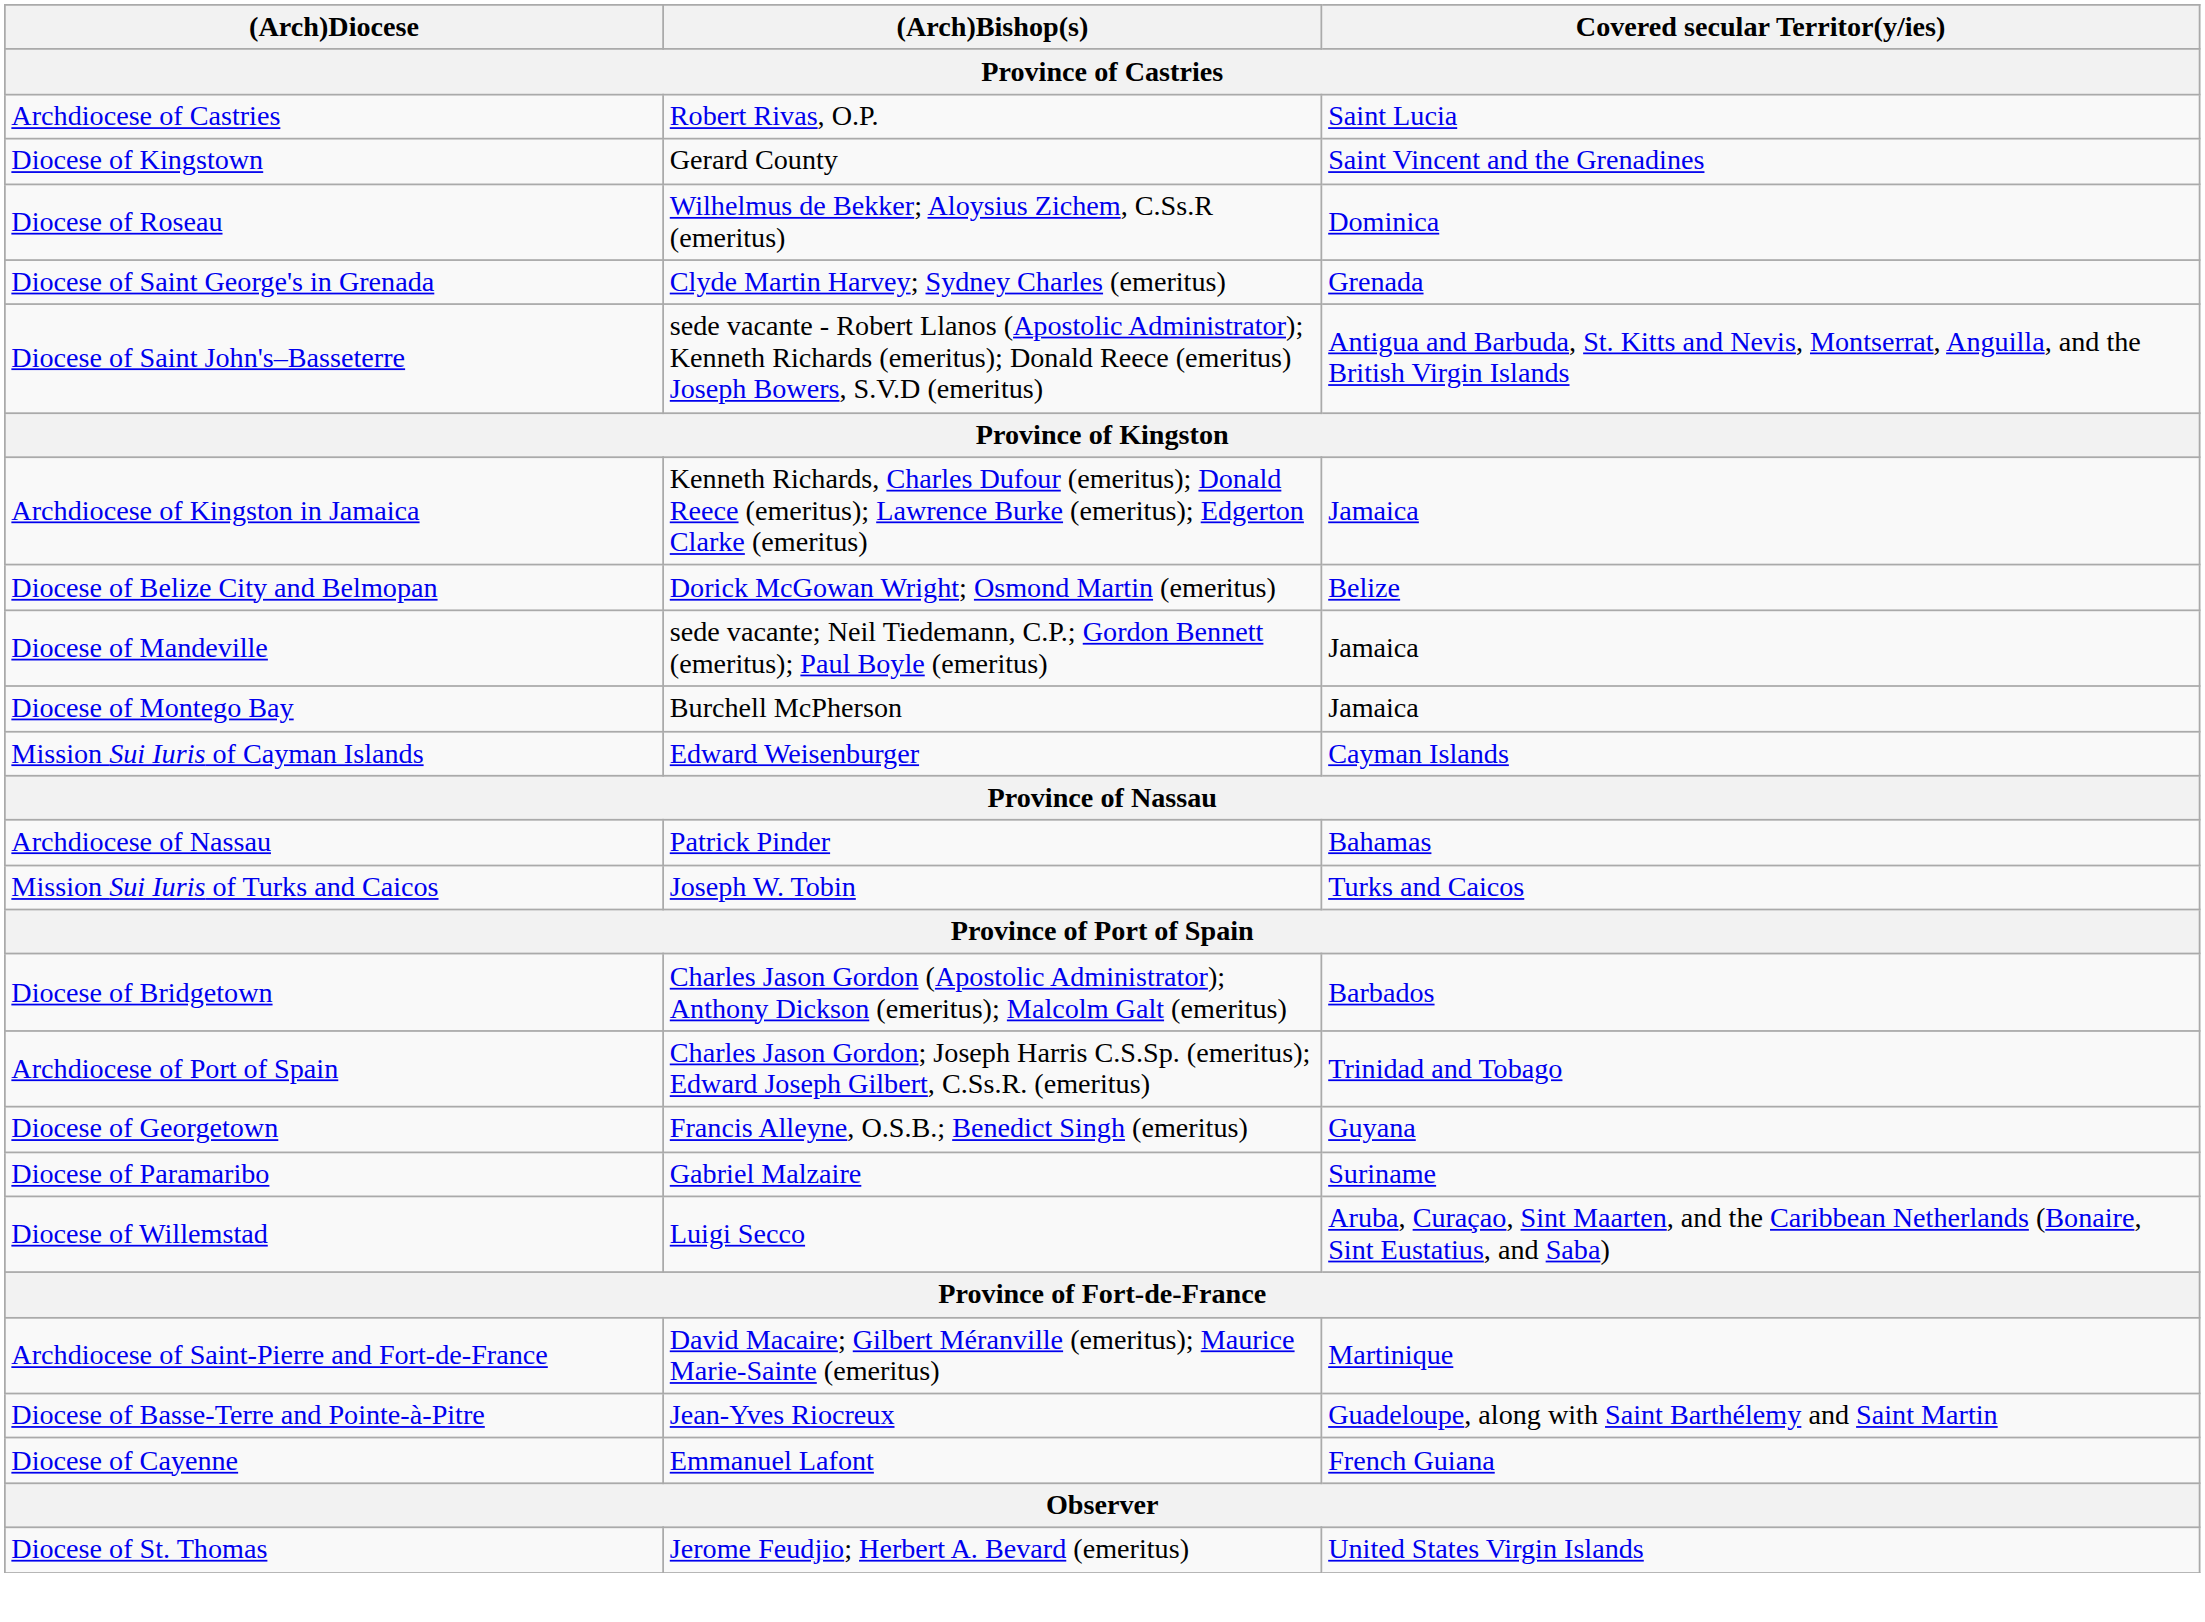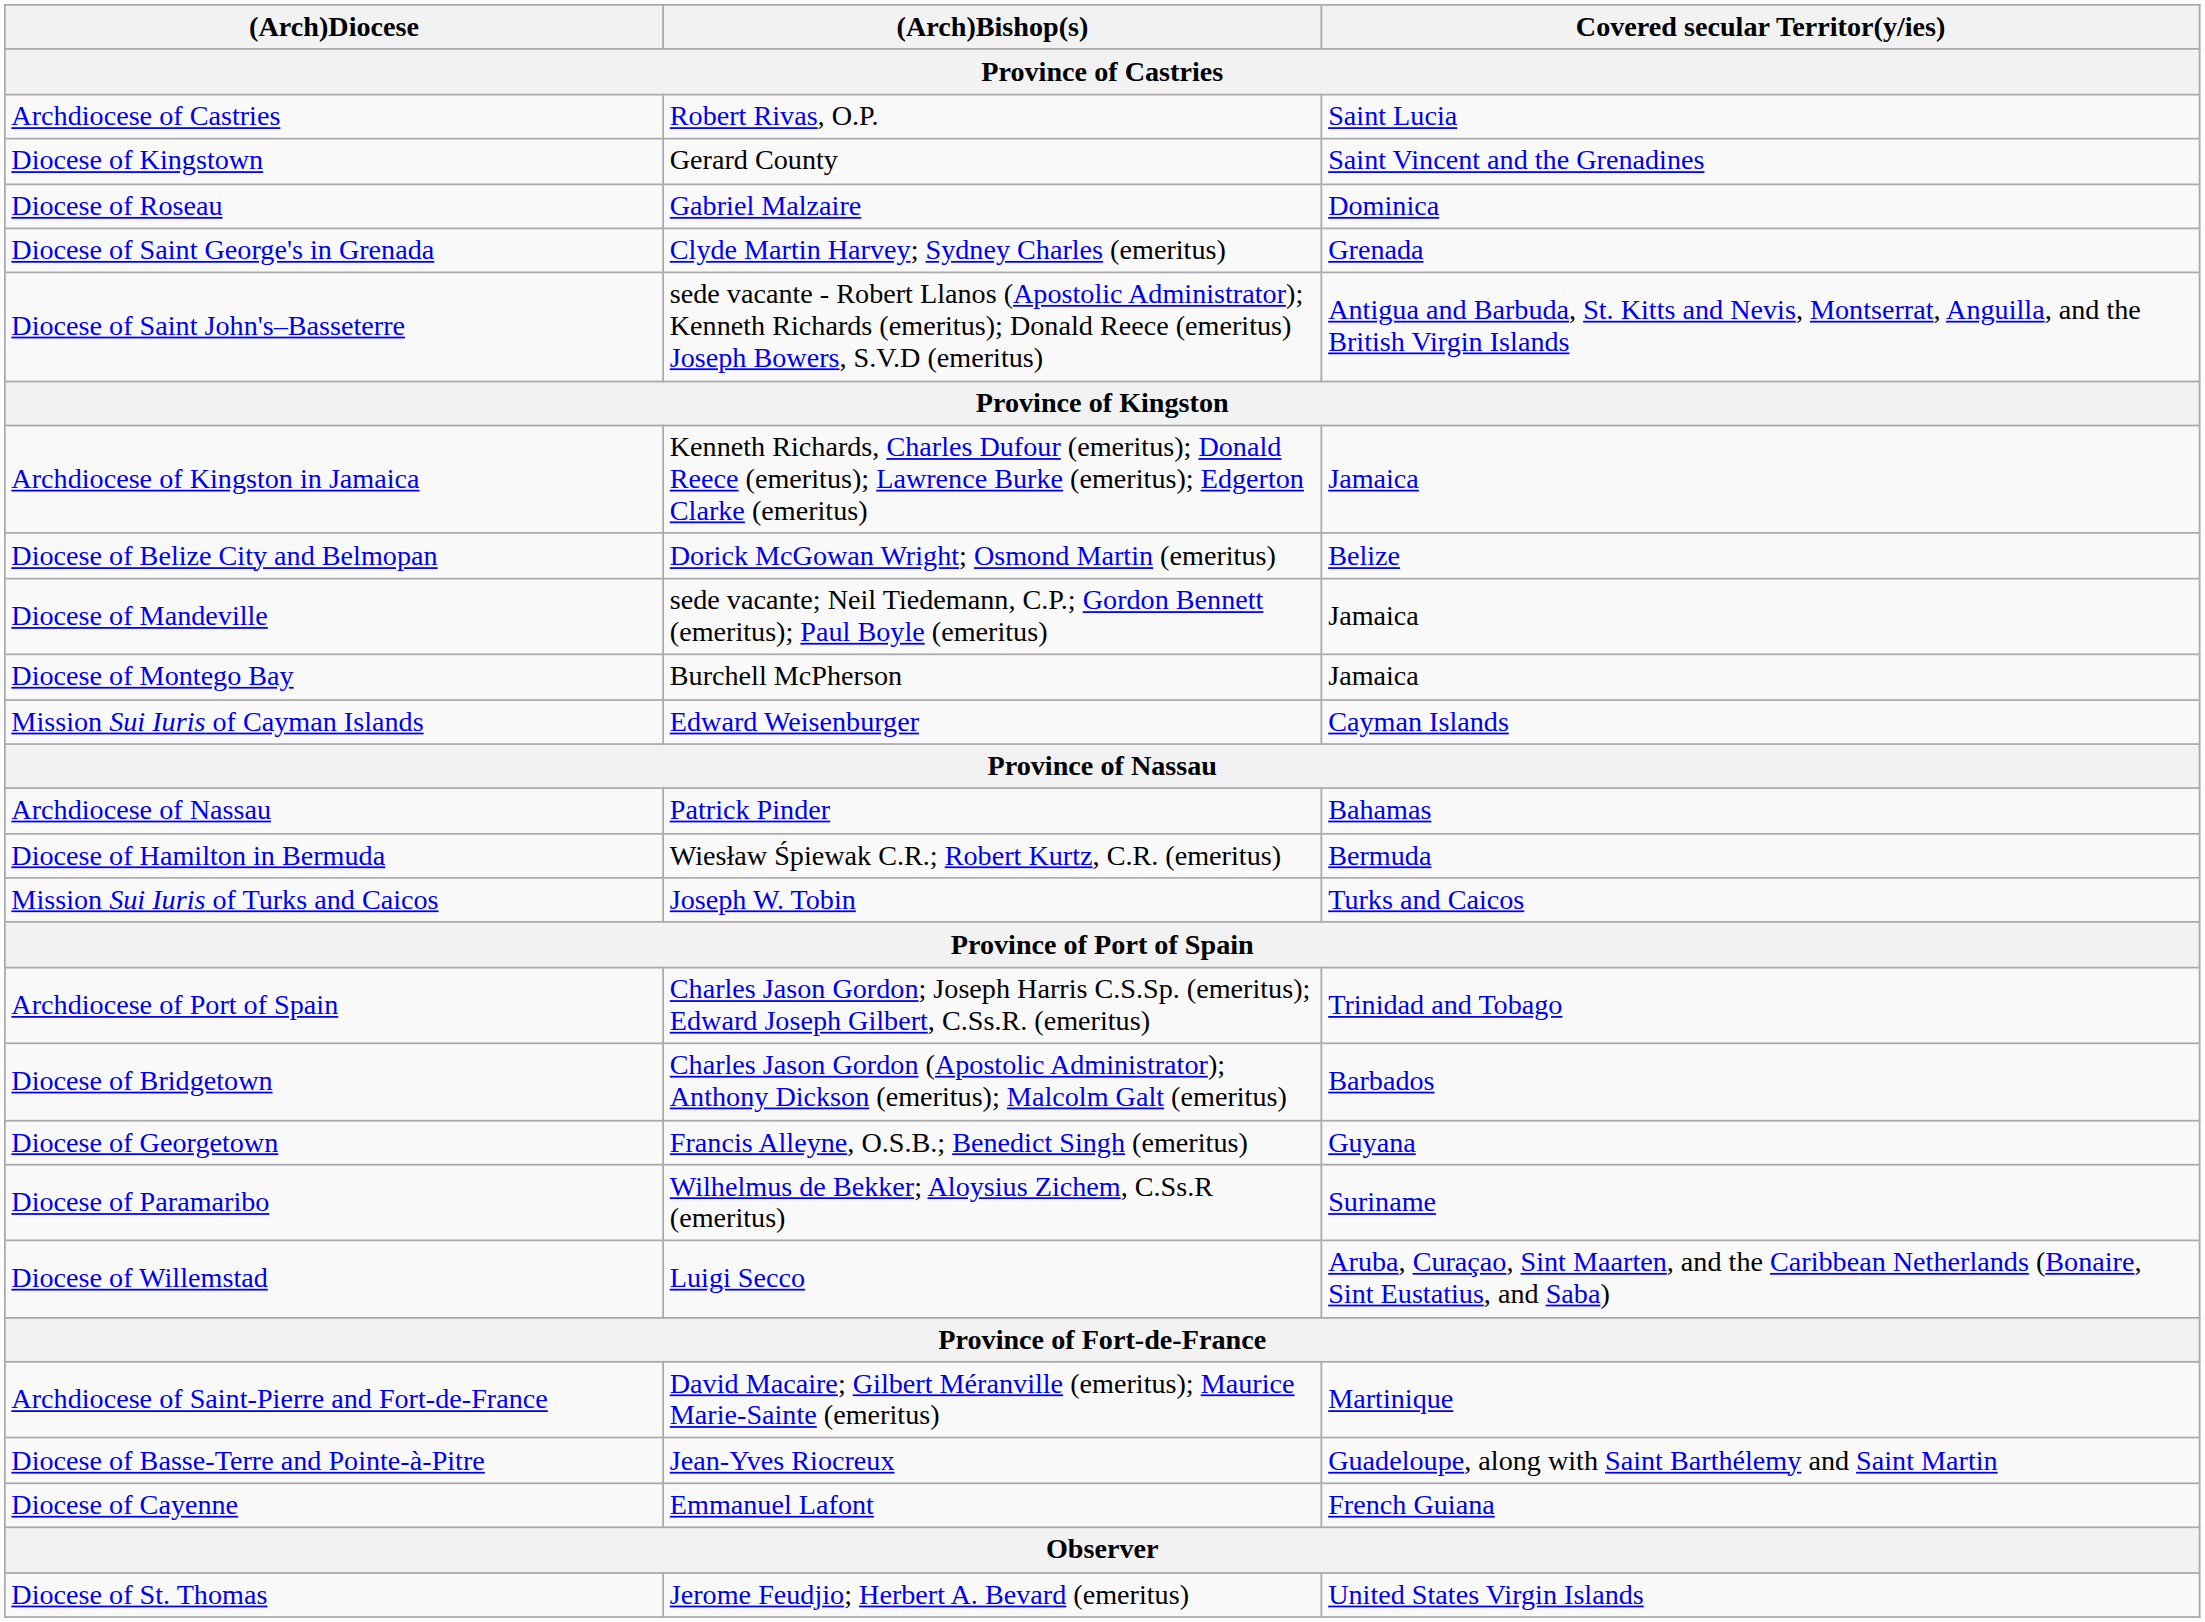(941, 221) Wilhelmus de Bekker; Aloysius Zichem, C.Ss.R (emeritus) -> (766, 205) Gabriel Malzaire
+ row: (198, 855)
rows swapped: (175, 1068) <-> (142, 991)
(766, 1173) Gabriel Malzaire -> (941, 1202) Wilhelmus de Bekker; Aloysius Zichem, C.Ss.R (emeritus)
